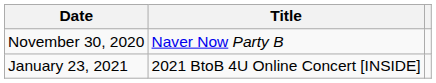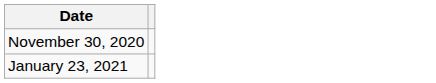- column: (286, 16)
